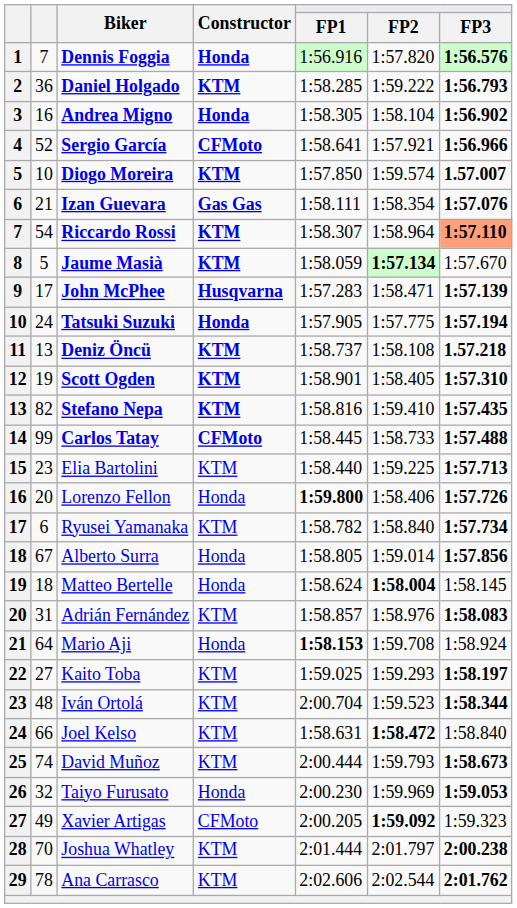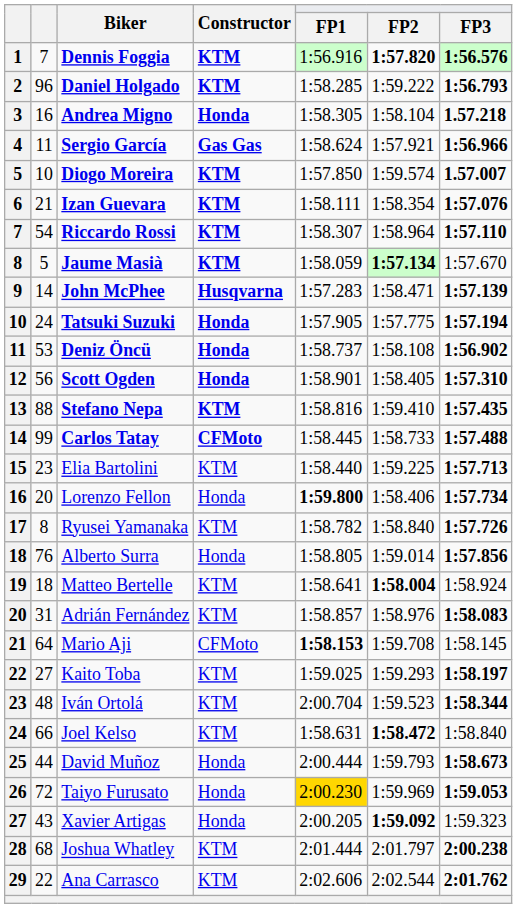(224, 56) Honda -> (219, 56) KTM
(403, 56) normal -> (403, 56) bold
(44, 86) 36 -> (44, 86) 96
(476, 115) 1:56.902 -> (475, 115) 1.57.218
(44, 144) 52 -> (44, 144) 11
(230, 144) CFMoto -> (230, 144) Gas Gas
(331, 144) 1:58.641 -> (331, 144) 1:58.624
(230, 203) Gas Gas -> (219, 203) KTM
(475, 232) lightsalmon background -> (475, 232) no background
(44, 291) 17 -> (44, 291) 14
(44, 350) 13 -> (44, 350) 53
(219, 350) KTM -> (224, 350) Honda
(475, 350) 1.57.218 -> (476, 350) 1:56.902
(44, 379) 19 -> (44, 379) 56
(219, 379) KTM -> (224, 379) Honda
(44, 409) 82 -> (44, 409) 88
(476, 497) 1:57.726 -> (476, 497) 1:57.734
(44, 526) 6 -> (44, 526) 8
(476, 526) 1:57.734 -> (476, 526) 1:57.726
(44, 556) 67 -> (44, 556) 76
(222, 585) Honda -> (218, 585) KTM
(331, 585) 1:58.624 -> (331, 585) 1:58.641
(475, 585) 1:58.145 -> (475, 585) 1:58.924
(222, 644) Honda -> (228, 644) CFMoto
(475, 644) 1:58.924 -> (475, 644) 1:58.145
(44, 762) 74 -> (44, 762) 44
(218, 762) KTM -> (222, 762) Honda
(44, 791) 32 -> (44, 791) 72
(331, 791) no background -> (331, 791) gold background
(44, 820) 49 -> (44, 820) 43
(228, 820) CFMoto -> (222, 820) Honda
(44, 850) 70 -> (44, 850) 68
(44, 879) 78 -> (44, 879) 22
